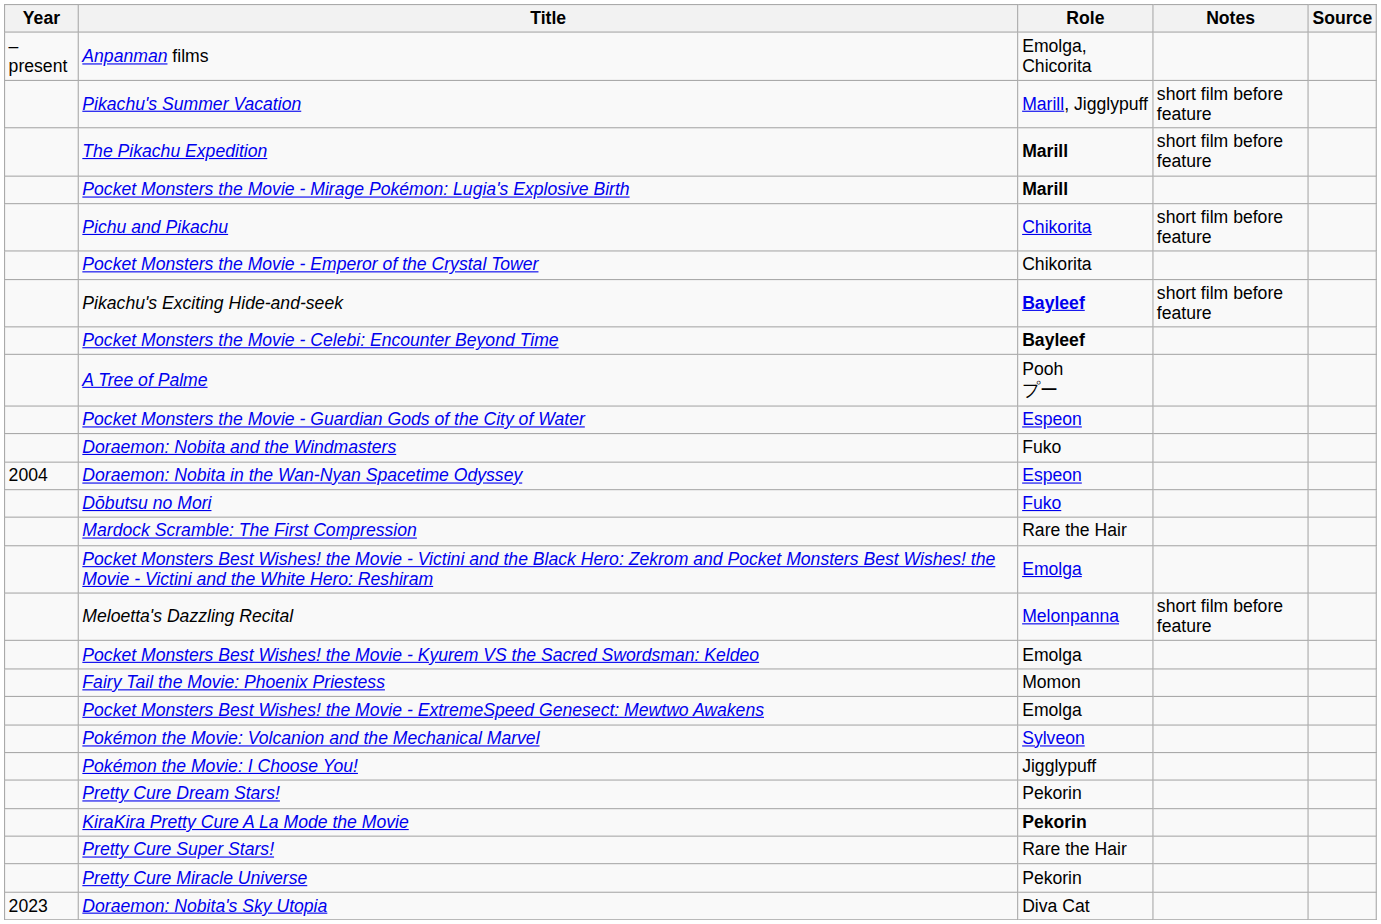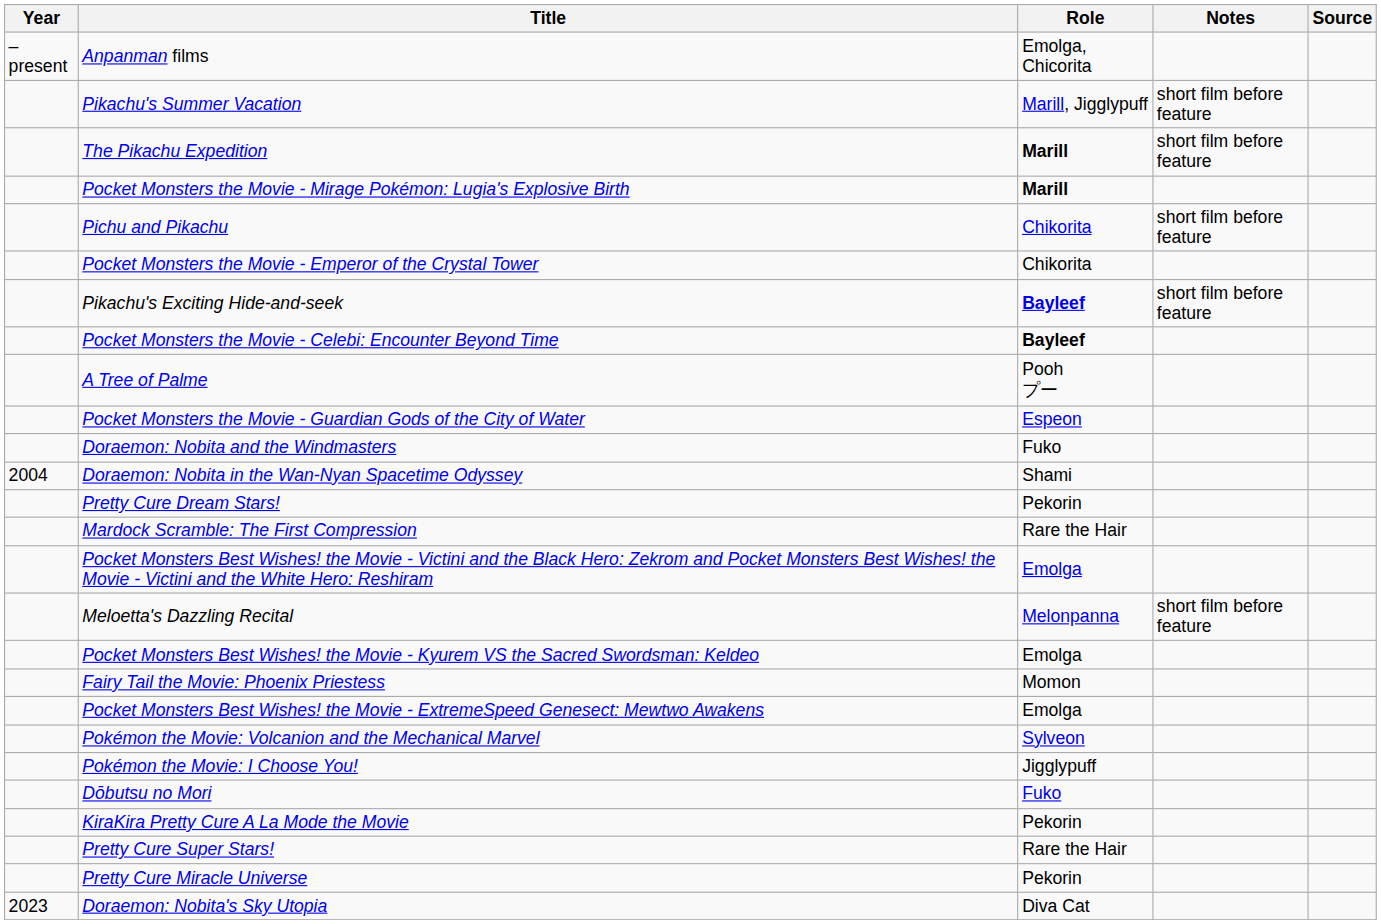(1052, 475) Espeon -> (1047, 475) Shami
rows swapped: (147, 503) <-> (181, 794)
(1054, 822) bold -> (1052, 822) normal
